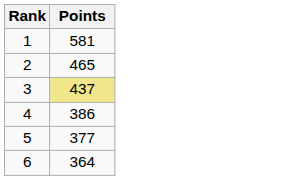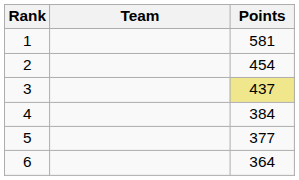+ column: (140, 16)
(82, 65) 465 -> (262, 65) 454
(82, 114) 386 -> (262, 114) 384
